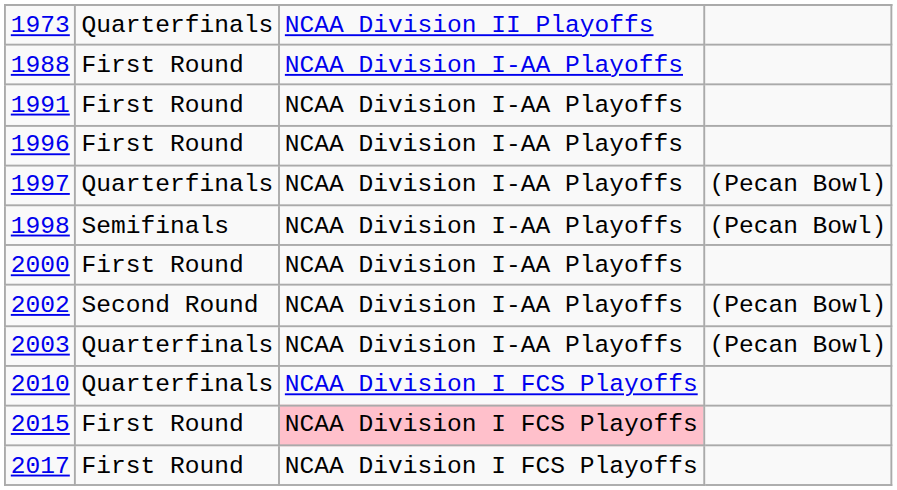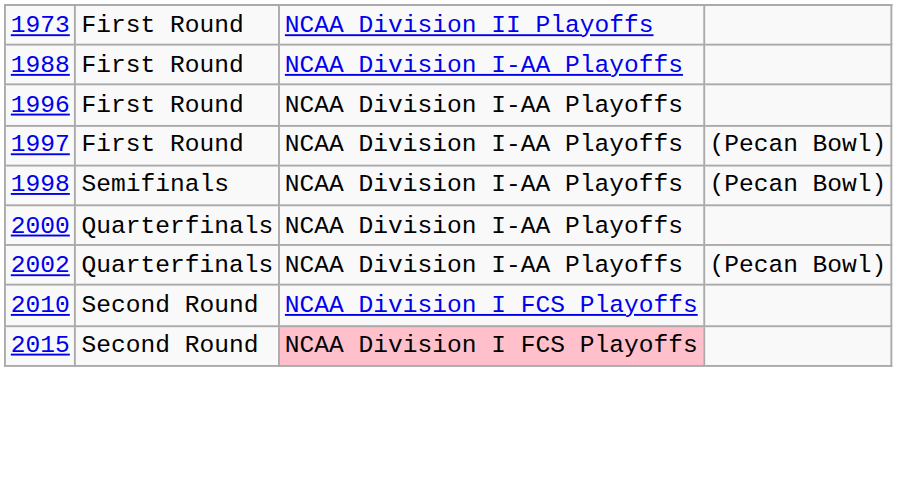(177, 25) Quarterfinals -> (163, 25) First Round
- row: (40, 105)
(177, 185) Quarterfinals -> (163, 145) First Round
(163, 265) First Round -> (177, 225) Quarterfinals
(170, 305) Second Round -> (177, 265) Quarterfinals
- row: (40, 345)
(177, 385) Quarterfinals -> (170, 305) Second Round
(163, 425) First Round -> (170, 345) Second Round
- row: (40, 465)
